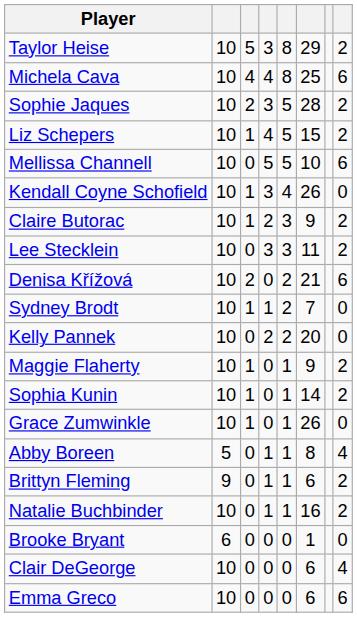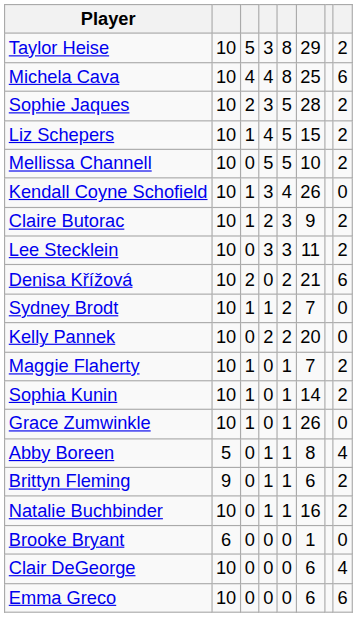(342, 163) 6 -> (342, 163) 2
(310, 366) 9 -> (310, 366) 7
